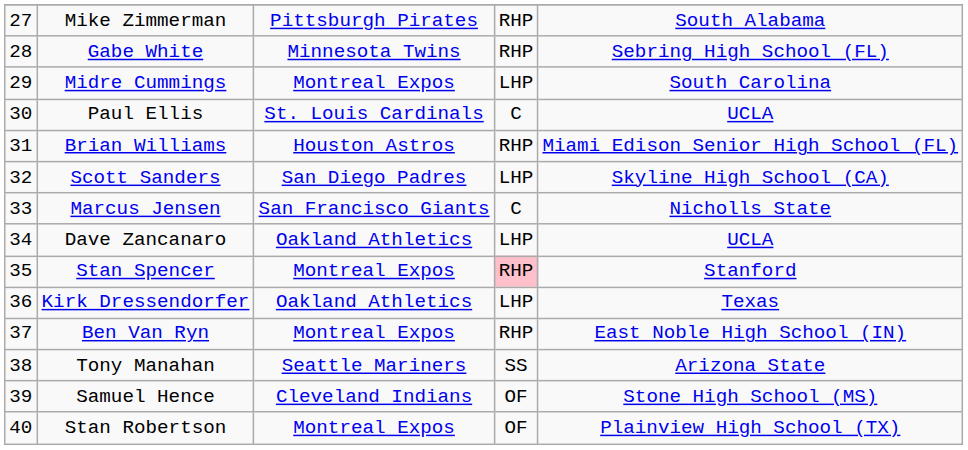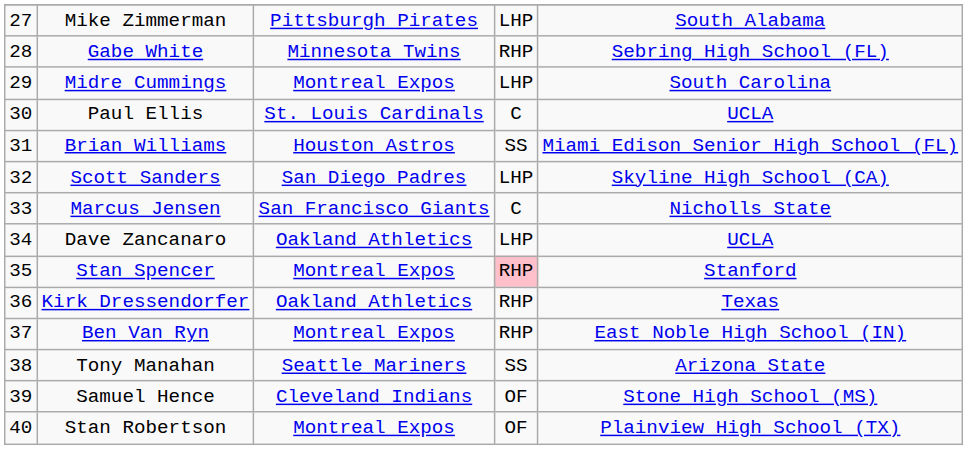(516, 20) RHP -> (516, 20) LHP
(516, 146) RHP -> (516, 146) SS
(516, 303) LHP -> (516, 303) RHP
